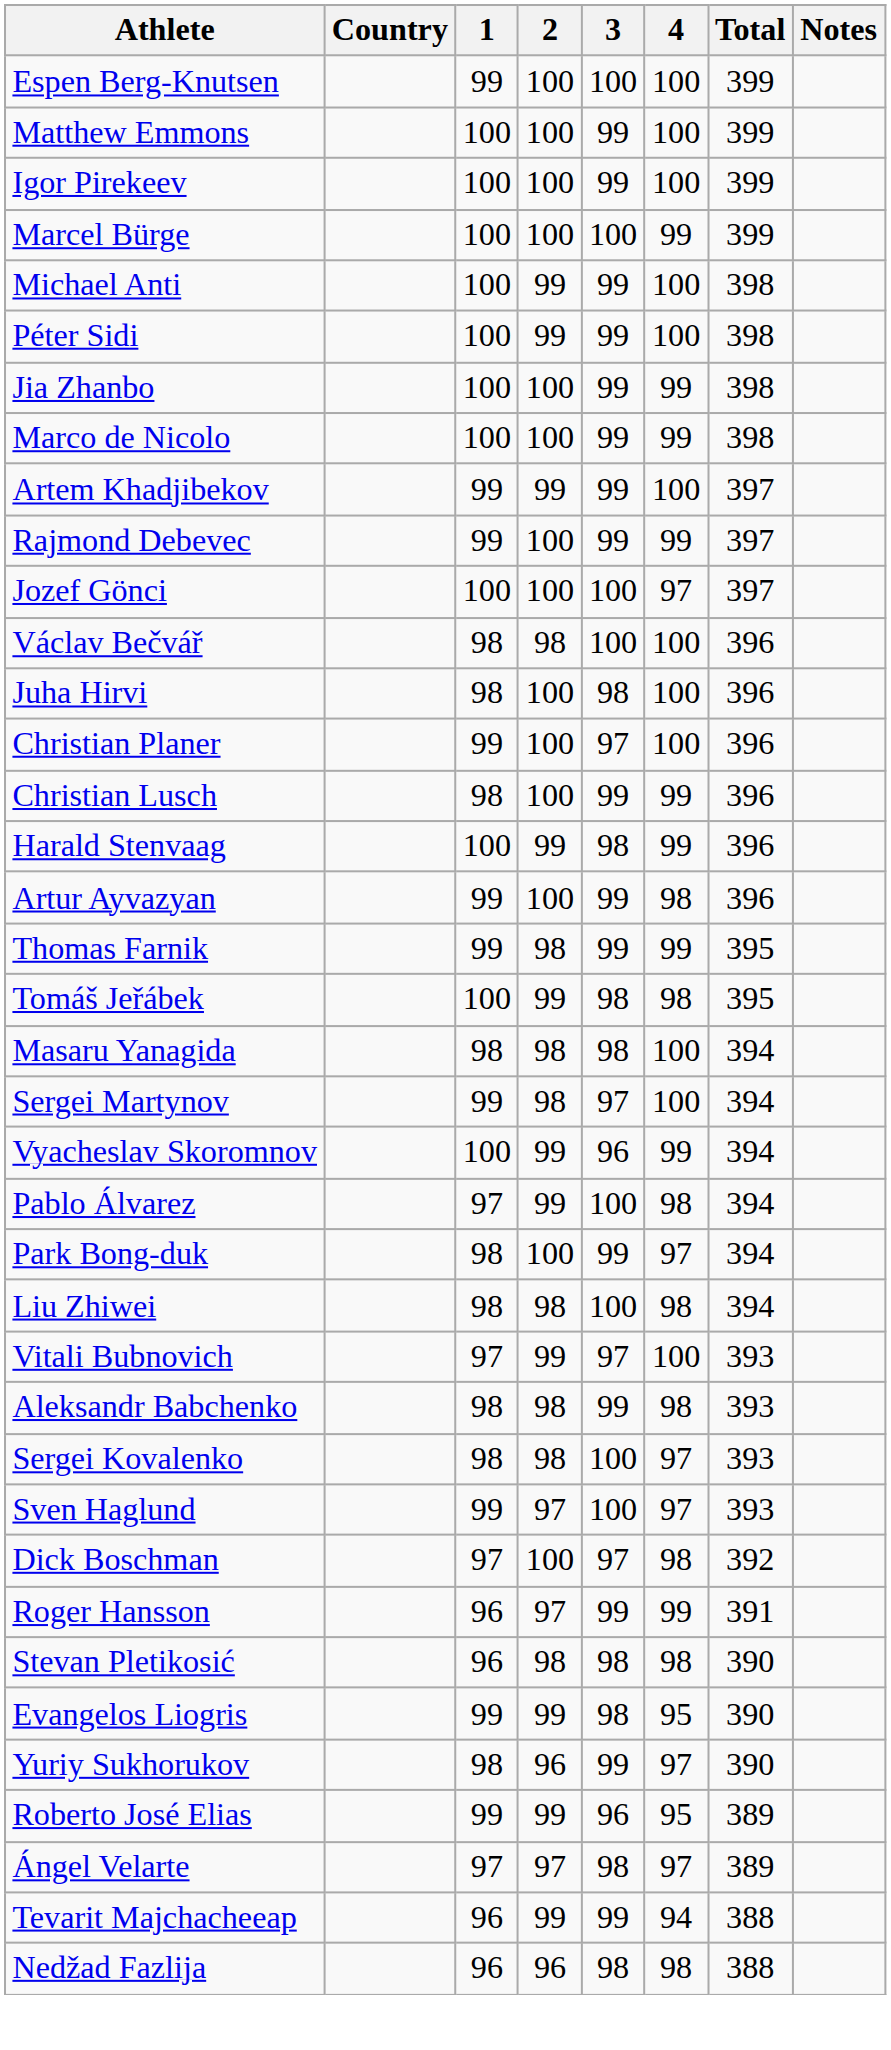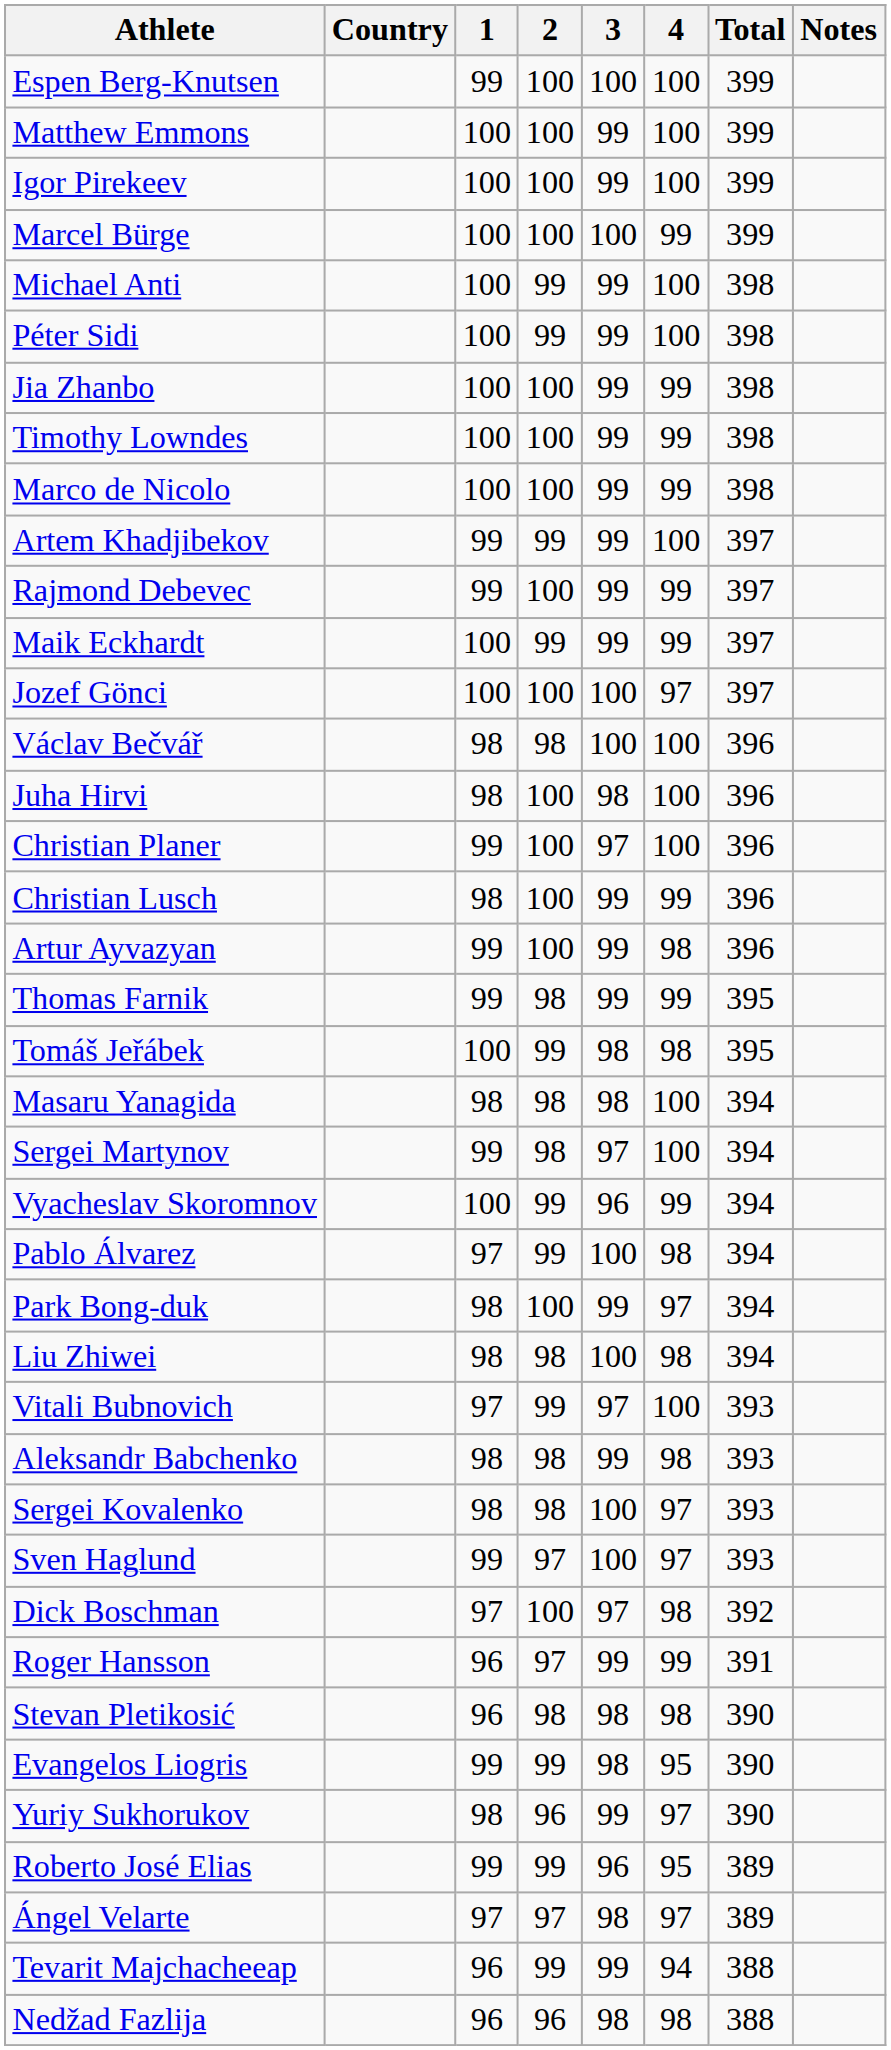+ row: (130, 438)
+ row: (108, 642)
- row: (119, 846)
